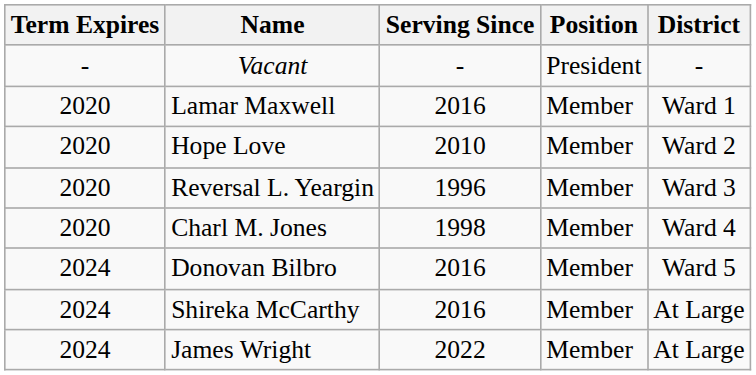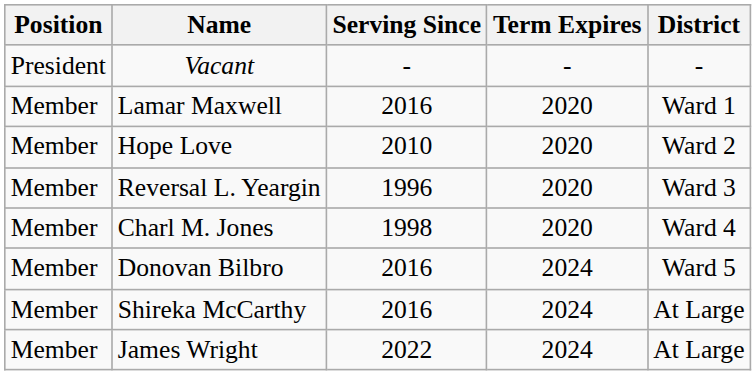columns swapped: (594, 24) <-> (85, 24)
